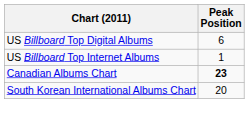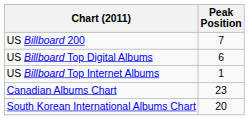+ row: (46, 40)
(221, 73) bold -> (221, 90) normal
